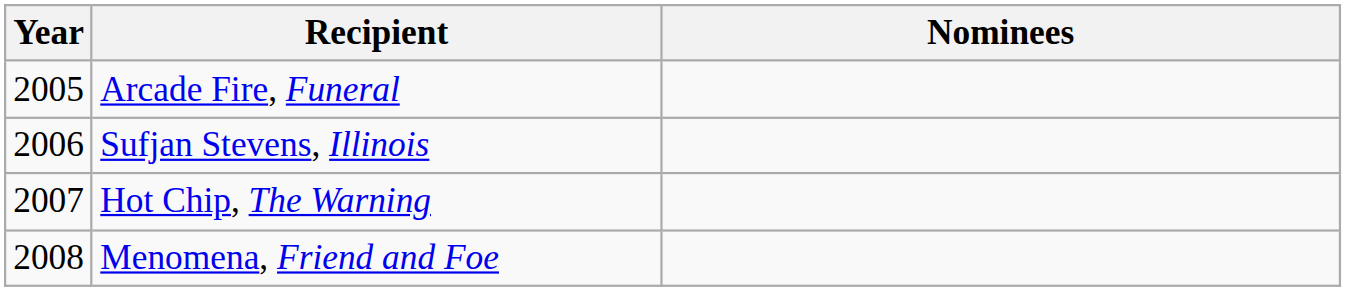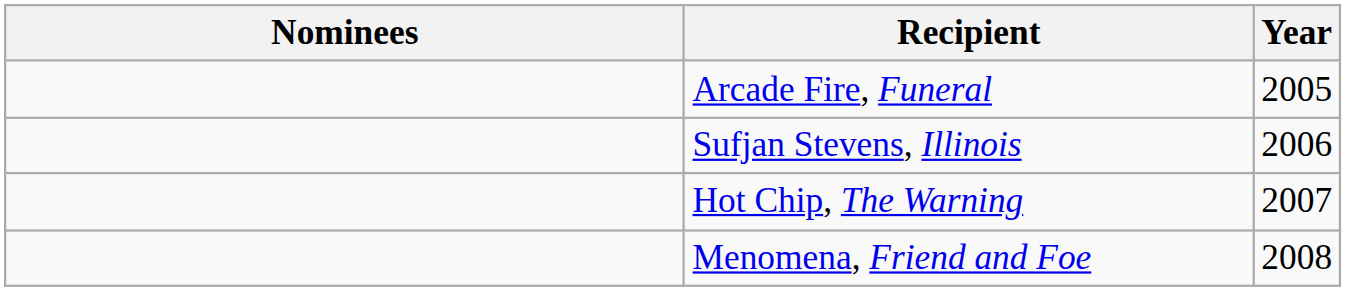columns swapped: (49, 32) <-> (1001, 32)
